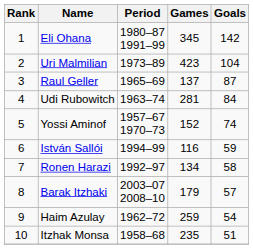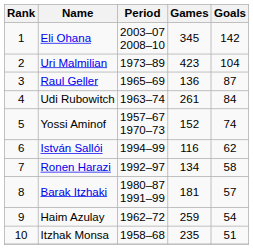(143, 38) 1980–87 1991–99 -> (143, 38) 2003–07 2008–10
(189, 81) 137 -> (189, 81) 136
(189, 99) 281 -> (189, 99) 261
(230, 149) 59 -> (230, 149) 62
(143, 192) 2003–07 2008–10 -> (143, 192) 1980–87 1991–99
(189, 192) 179 -> (189, 192) 181
